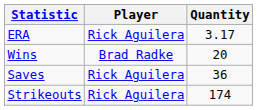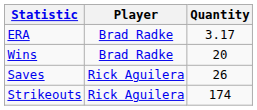(136, 35) Rick Aguilera -> (136, 35) Brad Radke
(220, 75) 36 -> (220, 75) 26
